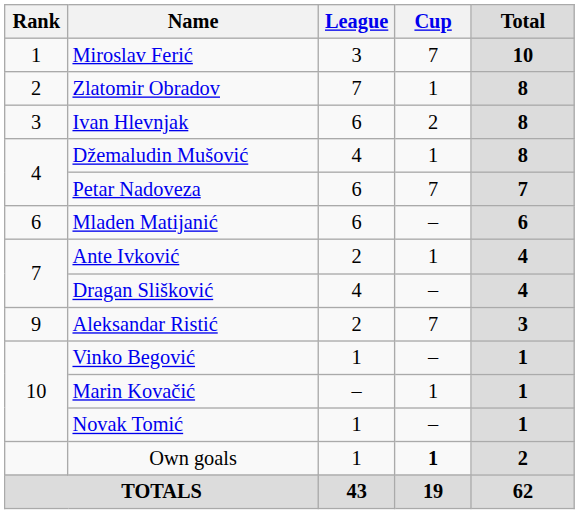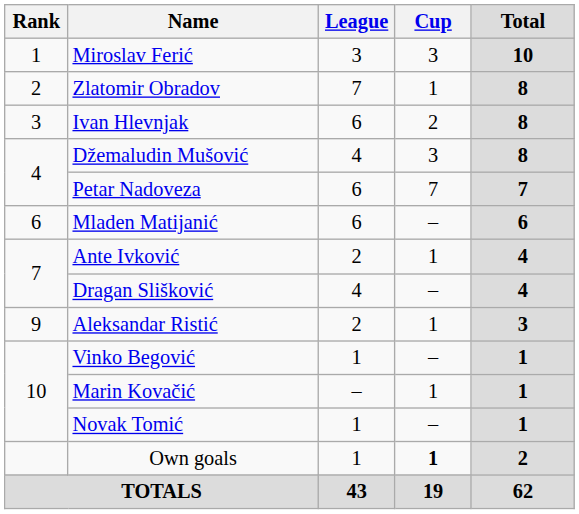(433, 55) 7 -> (433, 55) 3
(433, 155) 1 -> (433, 155) 3
(433, 323) 7 -> (433, 323) 1
